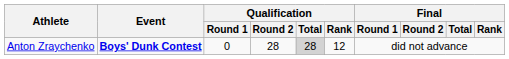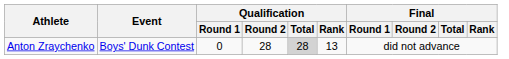(151, 46) bold -> (147, 46) normal
(339, 46) 12 -> (332, 46) 13
